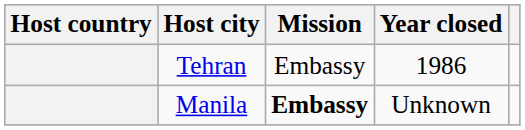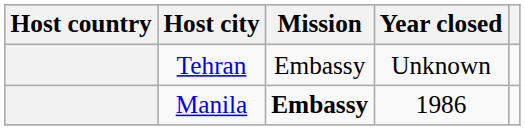(441, 64) 1986 -> (441, 64) Unknown
(441, 104) Unknown -> (441, 104) 1986
